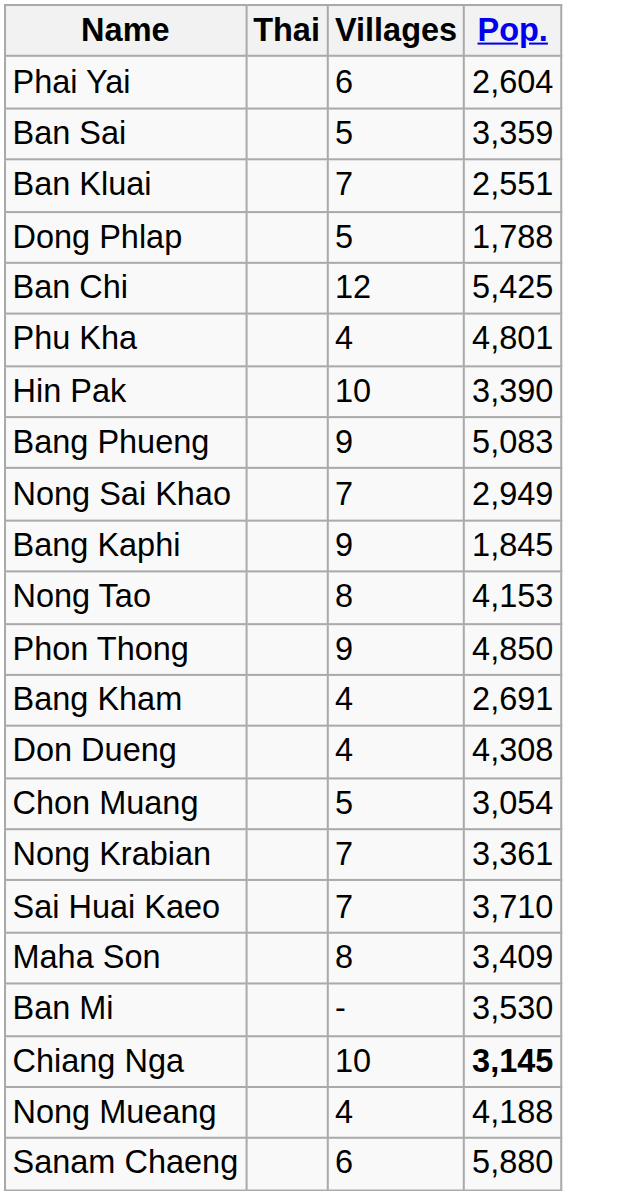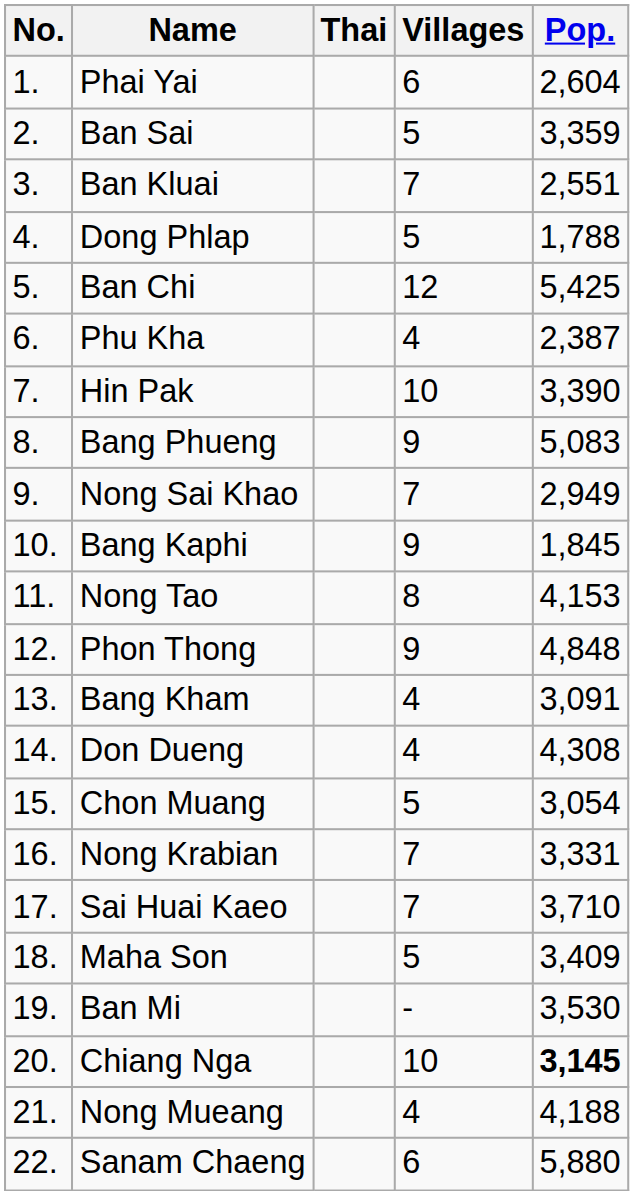+ column: (39, 30)
(513, 339) 4,801 -> (580, 339) 2,387
(513, 648) 4,850 -> (580, 648) 4,848
(513, 699) 2,691 -> (580, 699) 3,091
(513, 854) 3,361 -> (580, 854) 3,331
(344, 957) 8 -> (411, 957) 5
